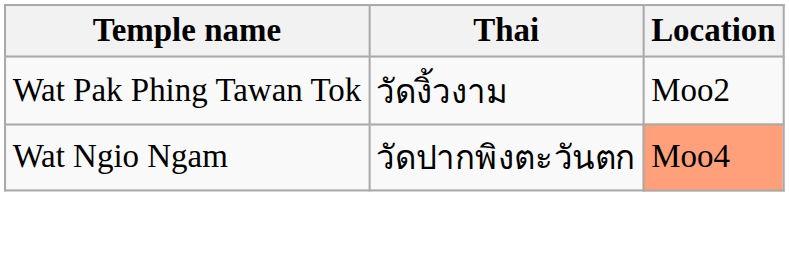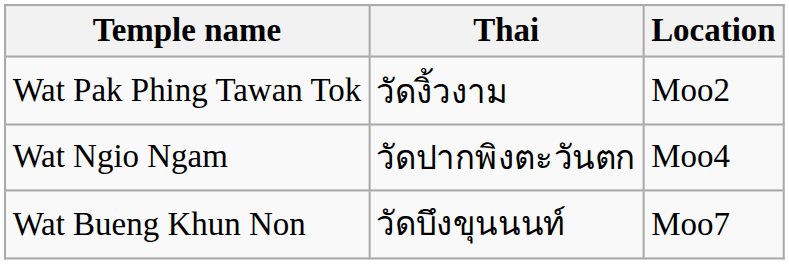(691, 156) lightsalmon background -> (691, 156) no background
+ row: (159, 223)
